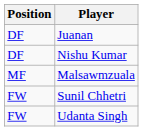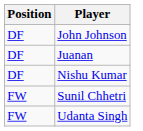+ row: (92, 34)
- row: (96, 75)
